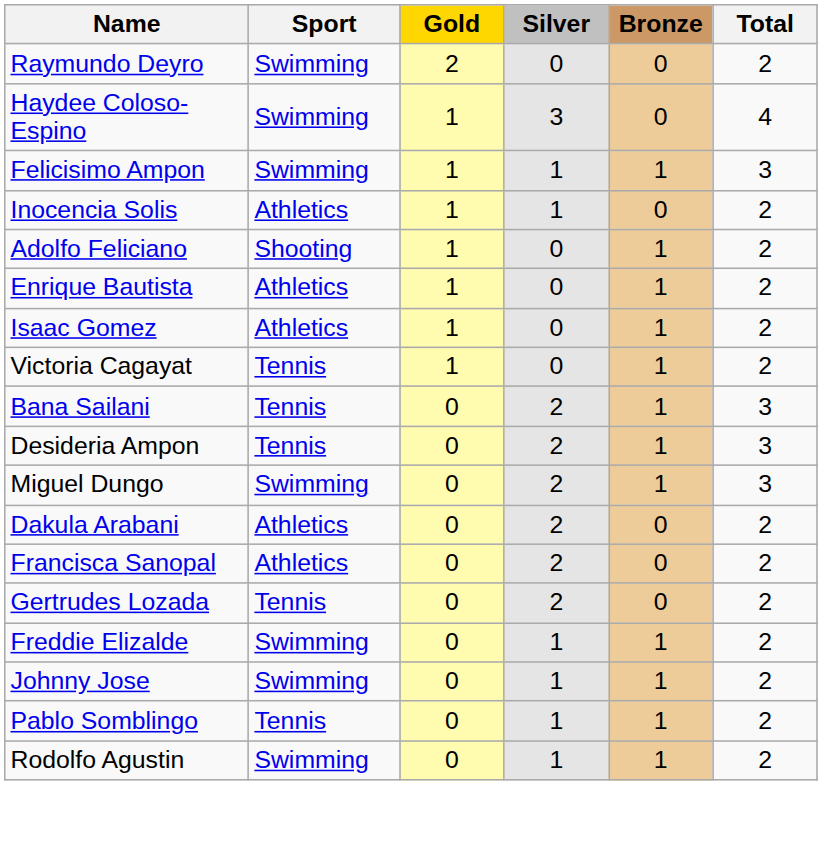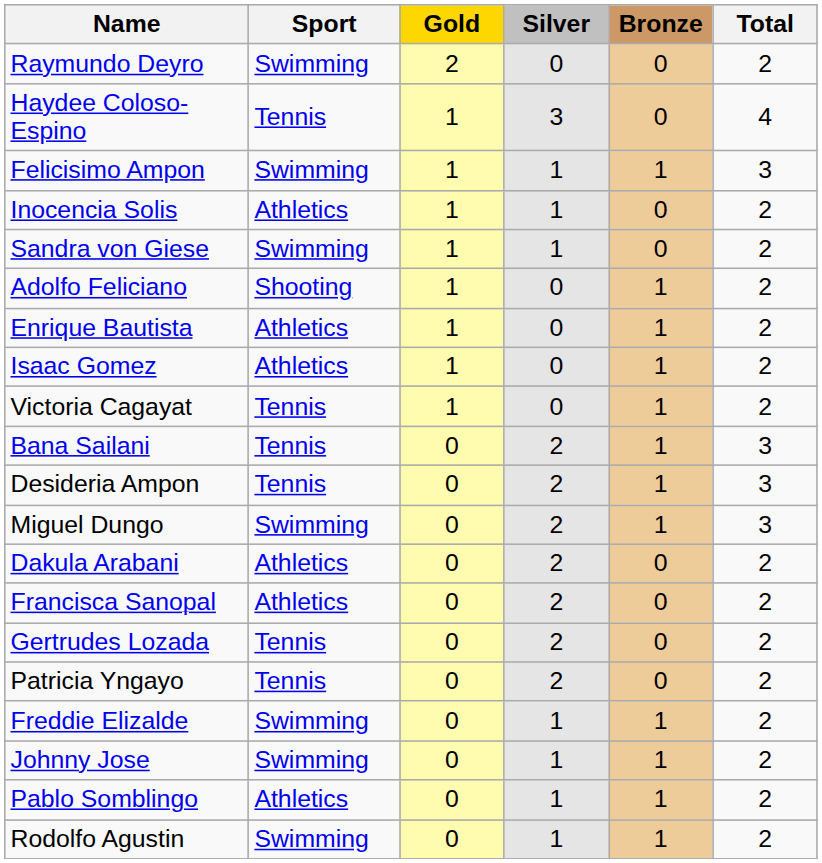(312, 116) Swimming -> (290, 116) Tennis
+ row: (110, 248)
+ row: (97, 681)
(290, 720) Tennis -> (301, 799) Athletics
